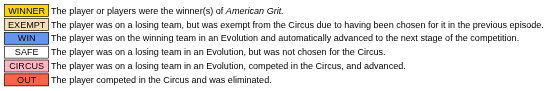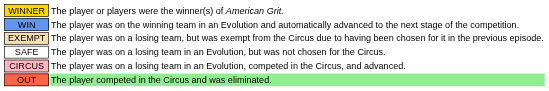rows swapped: (27, 38) <-> (27, 24)
(161, 80) no background -> (161, 80) lightgreen background
